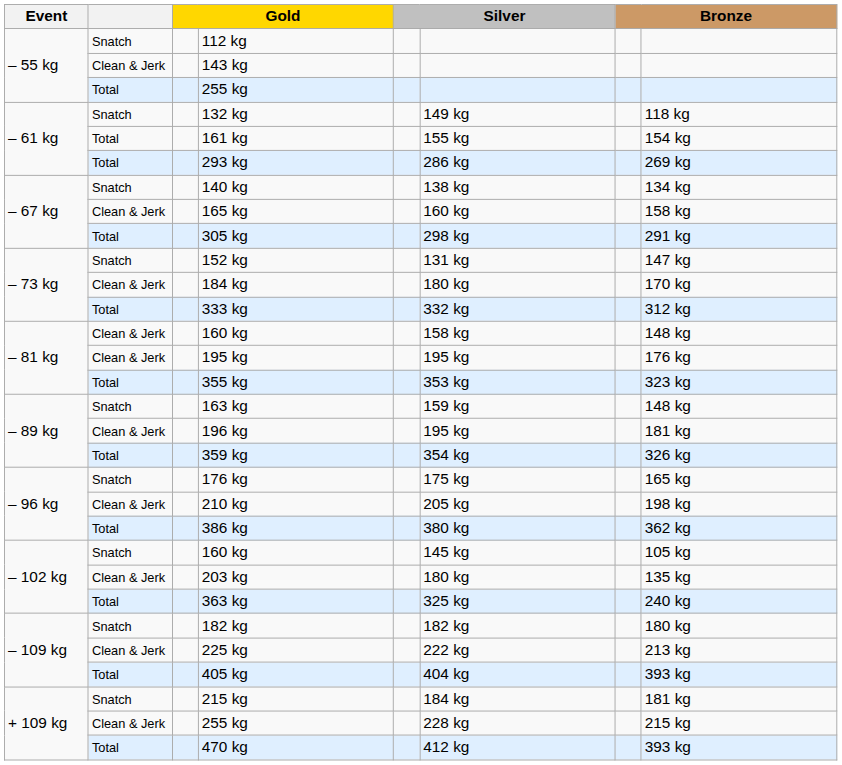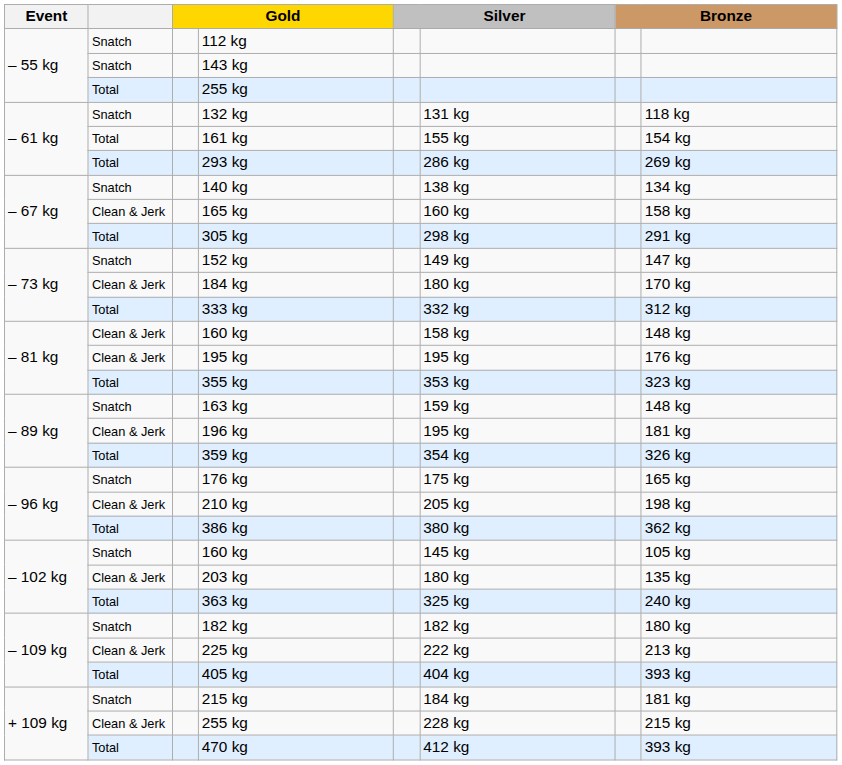(129, 66) Clean & Jerk -> (112, 66) Snatch
(446, 114) 149 kg -> (446, 114) 131 kg
(446, 260) 131 kg -> (446, 260) 149 kg
